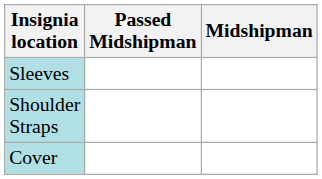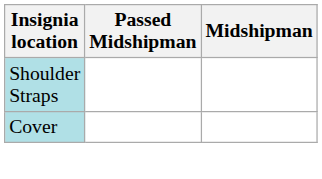- row: (39, 73)
